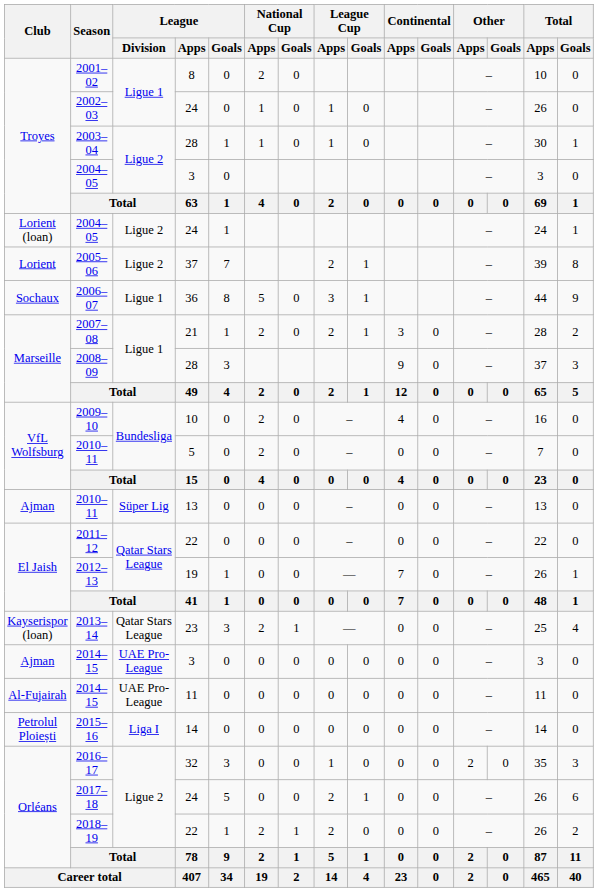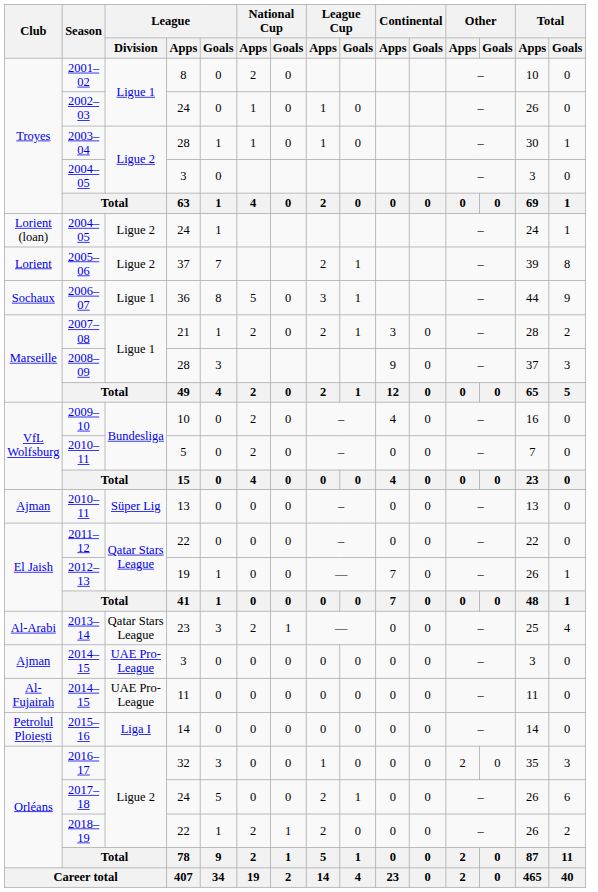(37, 627) Kayserispor (loan) -> (33, 627) Al-Arabi
